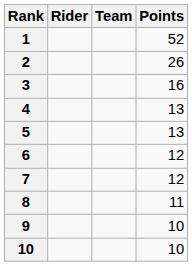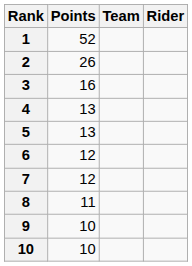columns swapped: (69, 16) <-> (162, 16)
